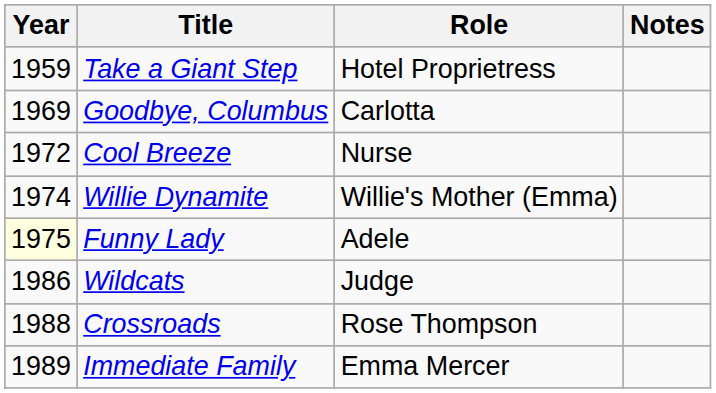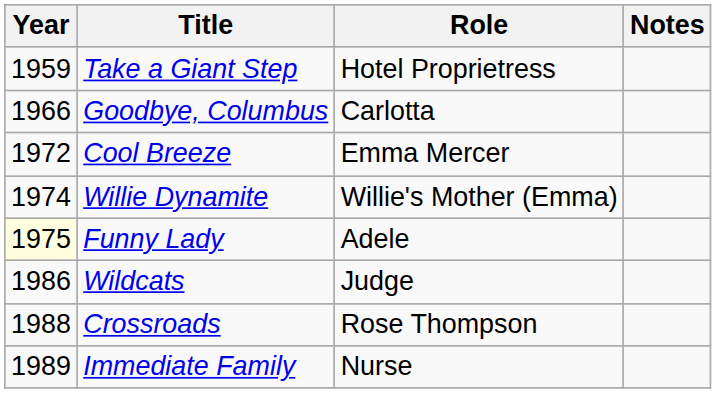(41, 111) 1969 -> (41, 111) 1966
(377, 153) Nurse -> (425, 153) Emma Mercer
(425, 366) Emma Mercer -> (377, 366) Nurse
